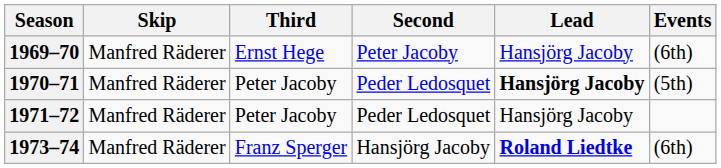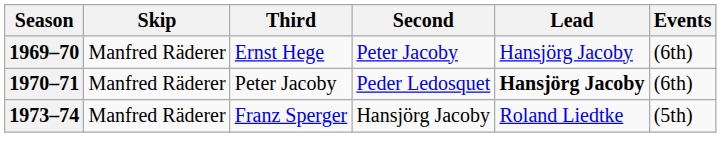(673, 83) (5th) -> (673, 83) (6th)
- row: (44, 115)
(566, 147) bold -> (561, 115) normal
(673, 147) (6th) -> (673, 115) (5th)
